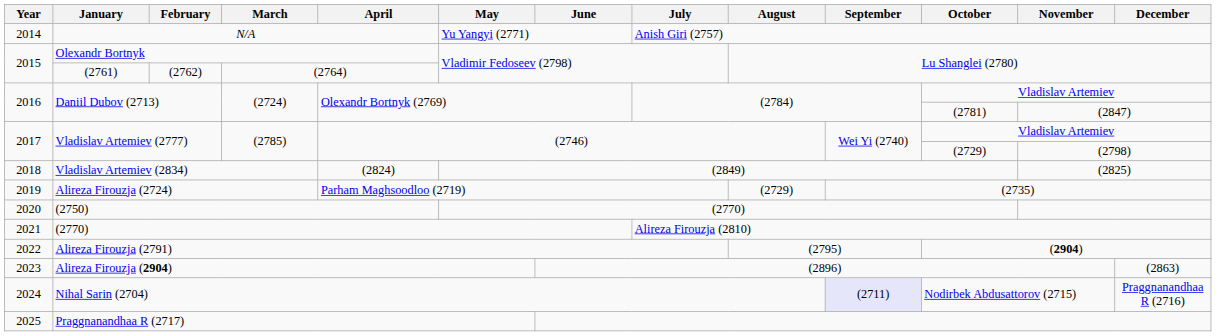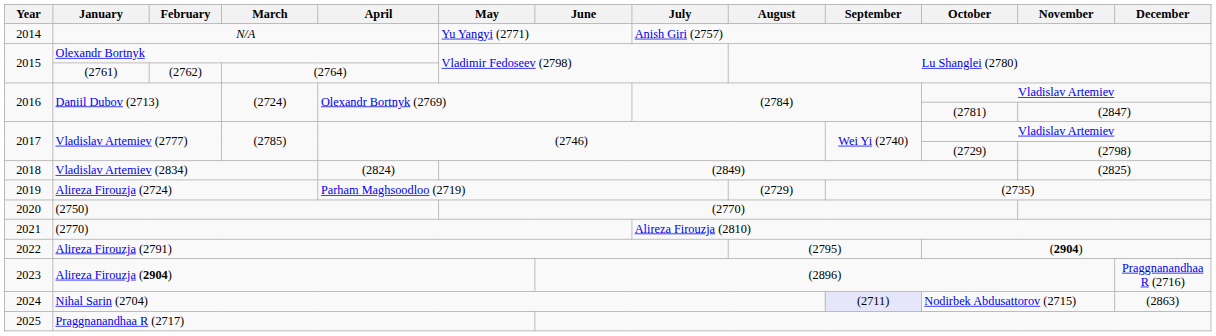(1163, 268) (2863) -> (1163, 275) Praggnanandhaa R (2716)
(1163, 294) Praggnanandhaa R (2716) -> (1163, 301) (2863)
